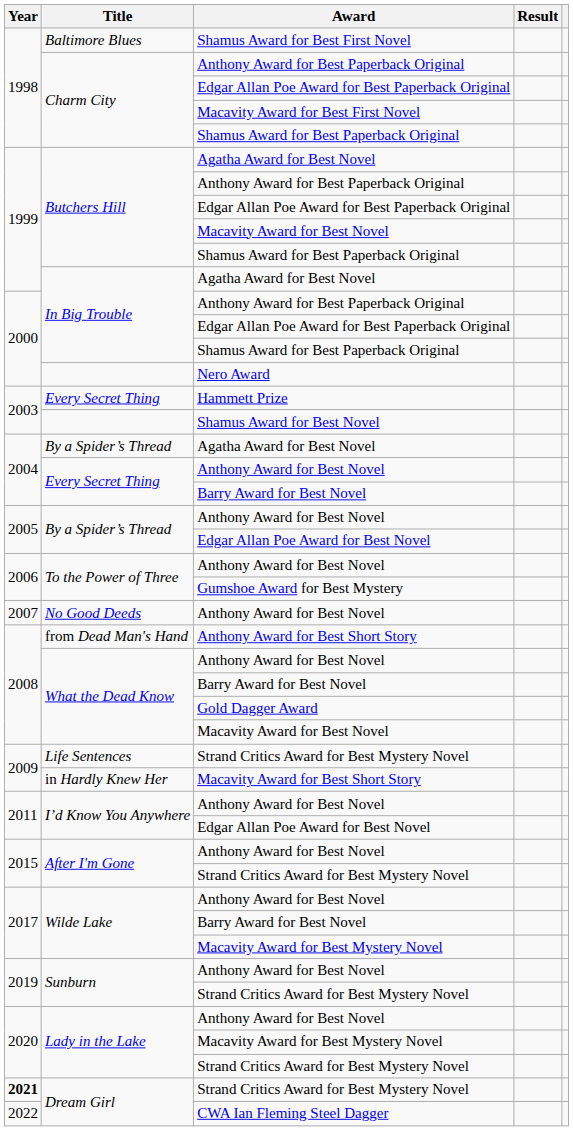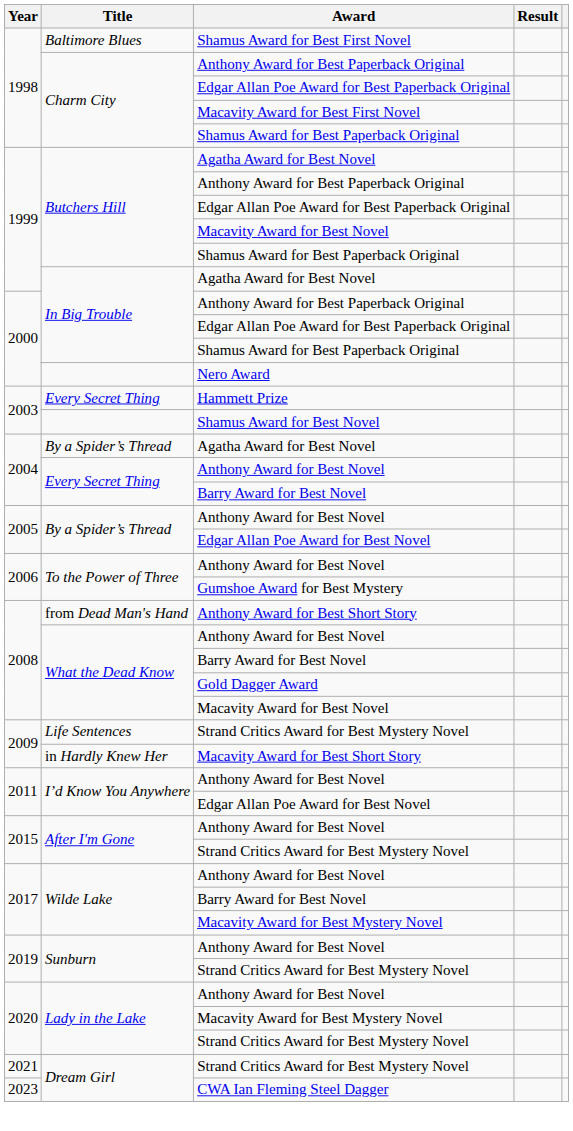- row: (93, 612)
(23, 1089) bold -> (23, 1065) normal
(23, 1113) 2022 -> (23, 1089) 2023
